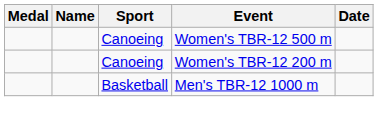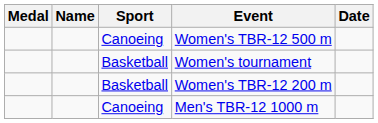+ row: (243, 62)
(132, 62) Canoeing -> (135, 85) Basketball
(135, 85) Basketball -> (132, 108) Canoeing
